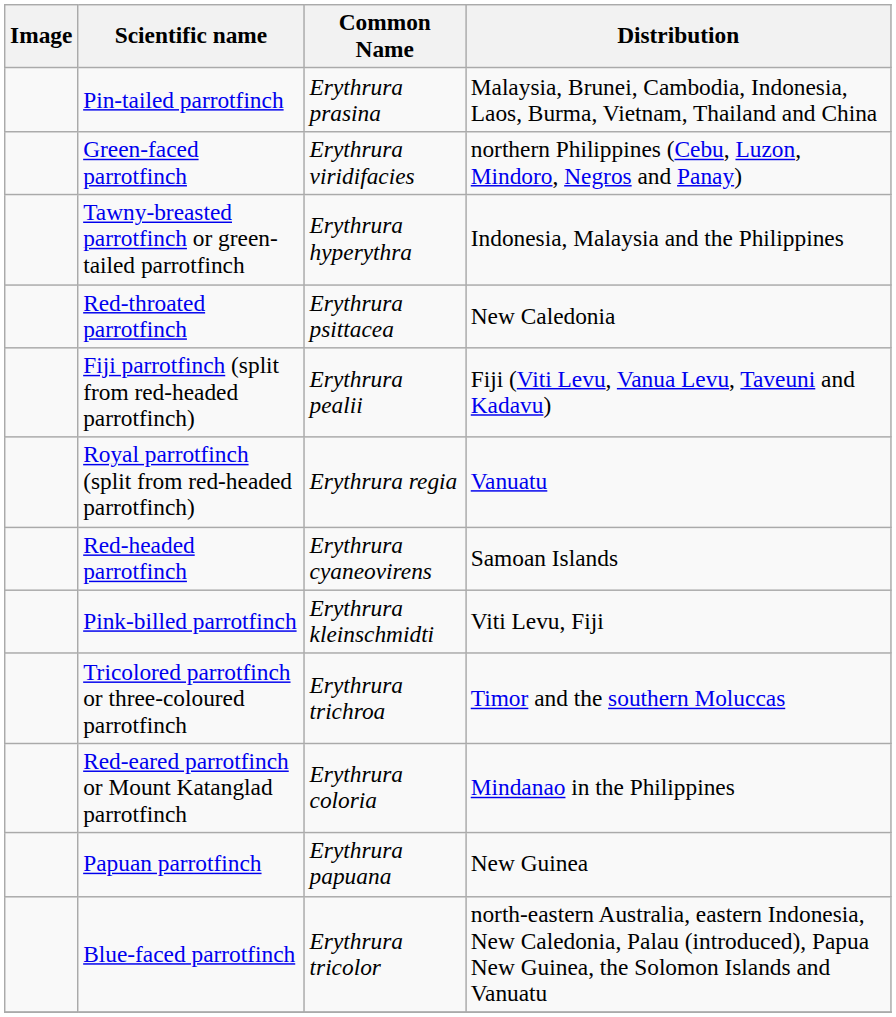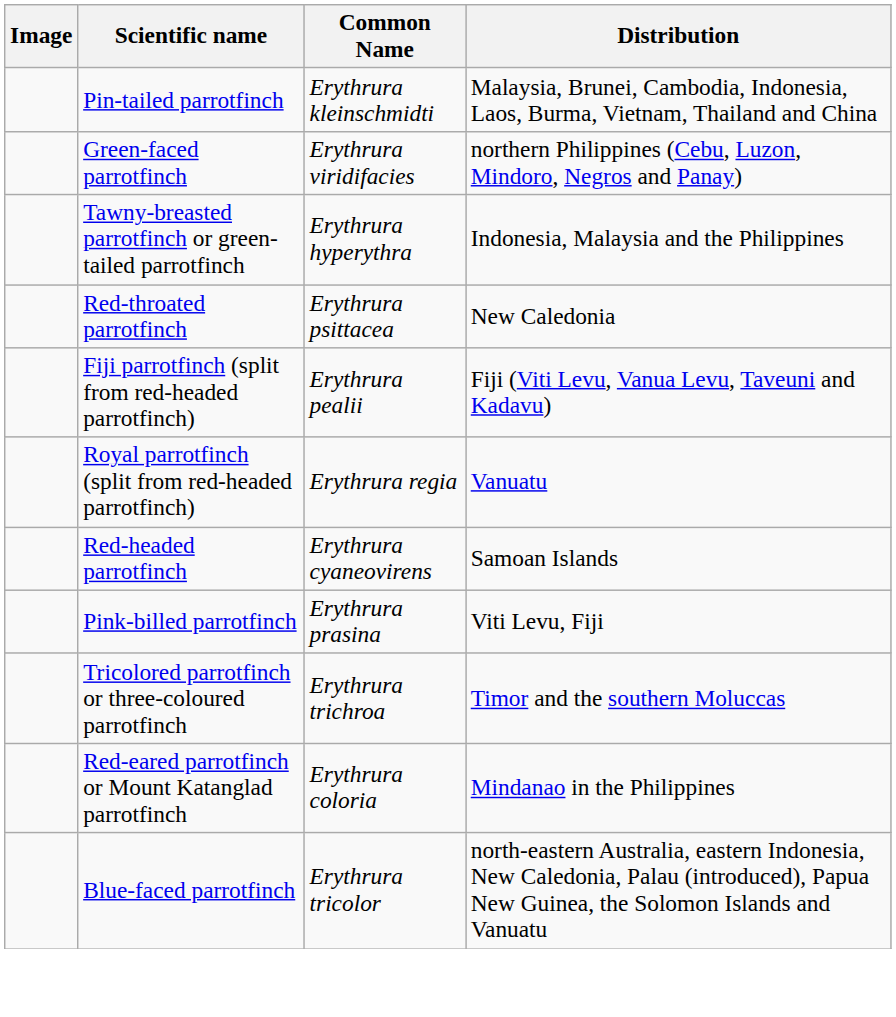(356, 99) Erythrura prasina -> (372, 99) Erythrura kleinschmidti
(372, 621) Erythrura kleinschmidti -> (356, 621) Erythrura prasina
- row: (172, 864)
